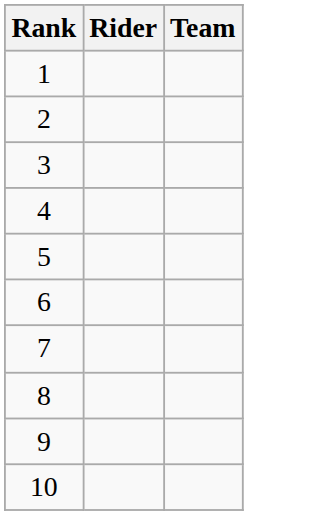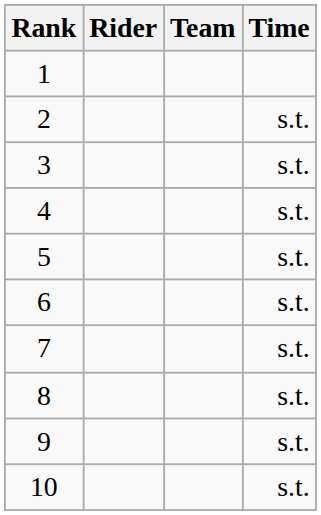+ column: (279, 27)
